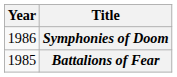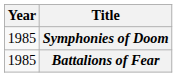(22, 38) 1986 -> (22, 38) 1985
